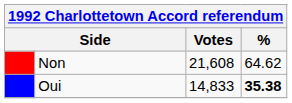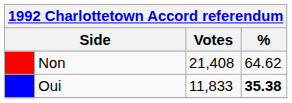(212, 63) 21,608 -> (212, 63) 21,408
(212, 86) 14,833 -> (211, 86) 11,833
